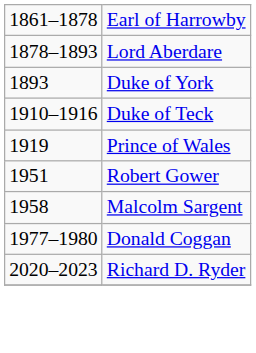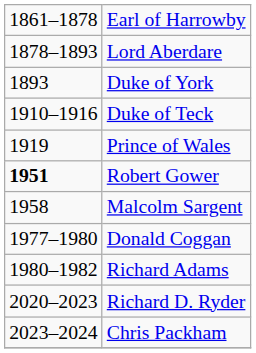(29, 176) normal -> (29, 176) bold
+ row: (168, 269)
+ row: (167, 332)
